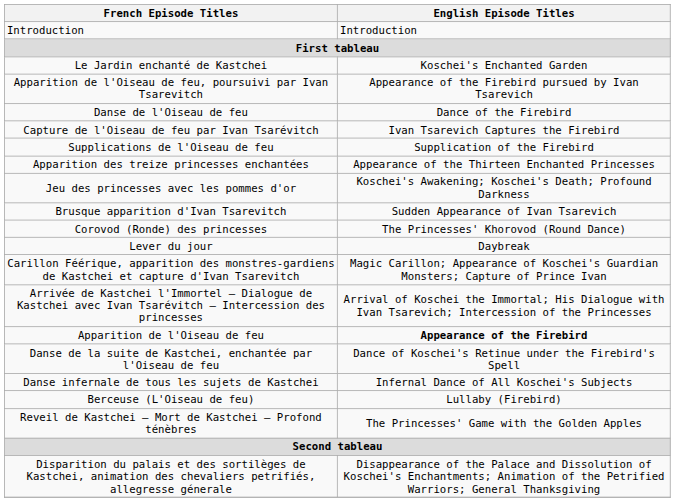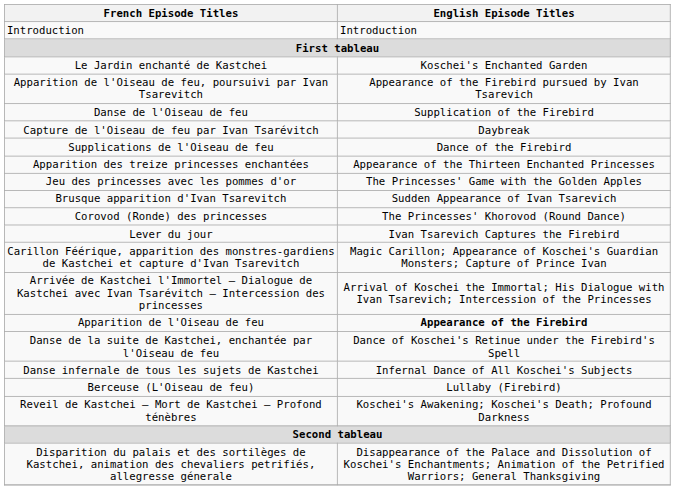(504, 112) Dance of the Firebird -> (504, 112) Supplication of the Firebird
(504, 130) Ivan Tsarevich Captures the Firebird -> (504, 130) Daybreak
(504, 147) Supplication of the Firebird -> (504, 147) Dance of the Firebird
(504, 188) Koschei's Awakening; Koschei's Death; Profound Darkness -> (504, 182) The Princesses' Game with the Golden Apples
(504, 246) Daybreak -> (504, 234) Ivan Tsarevich Captures the Firebird
(504, 423) The Princesses' Game with the Golden Apples -> (504, 411) Koschei's Awakening; Koschei's Death; Profound Darkness
